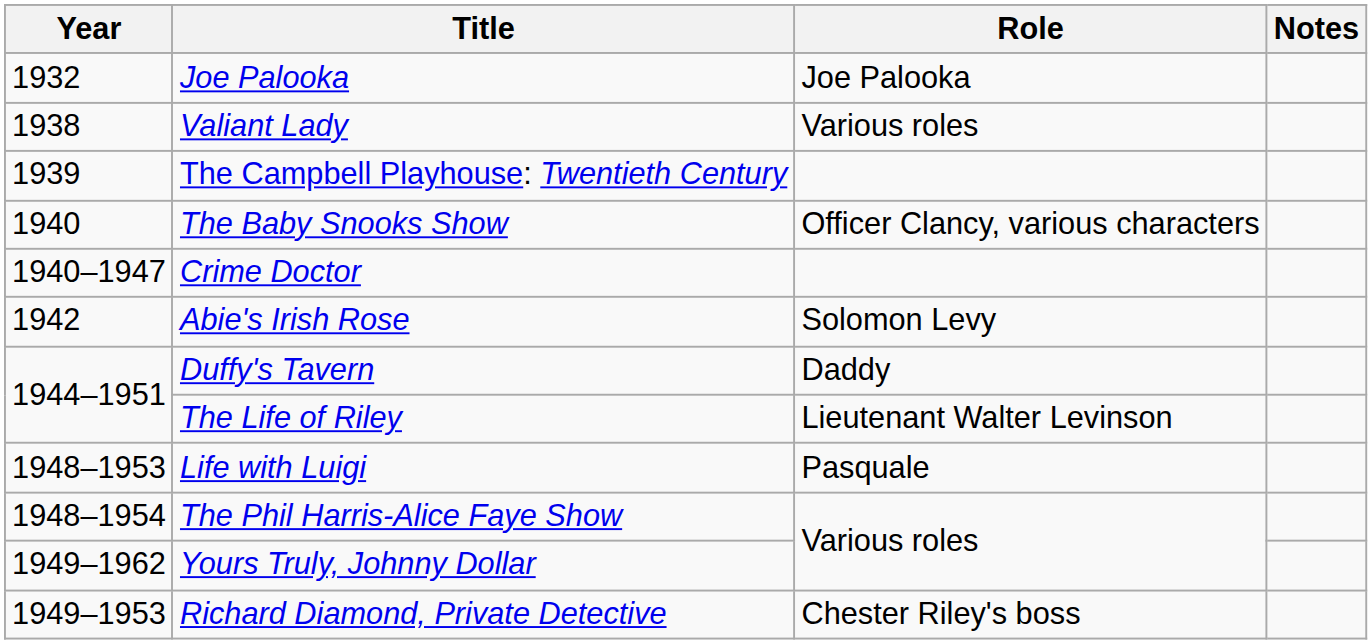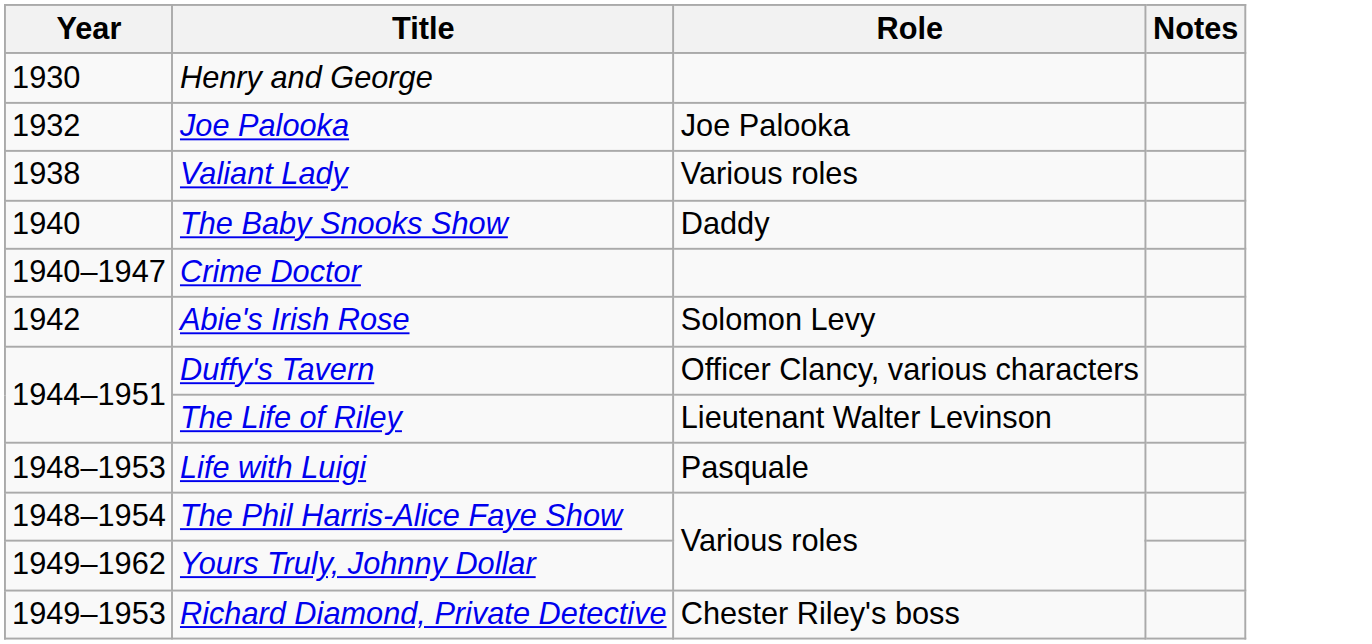+ row: (306, 77)
- row: (484, 175)
(1031, 223) Officer Clancy, various characters -> (725, 223) Daddy
(846, 369) Daddy -> (910, 369) Officer Clancy, various characters
